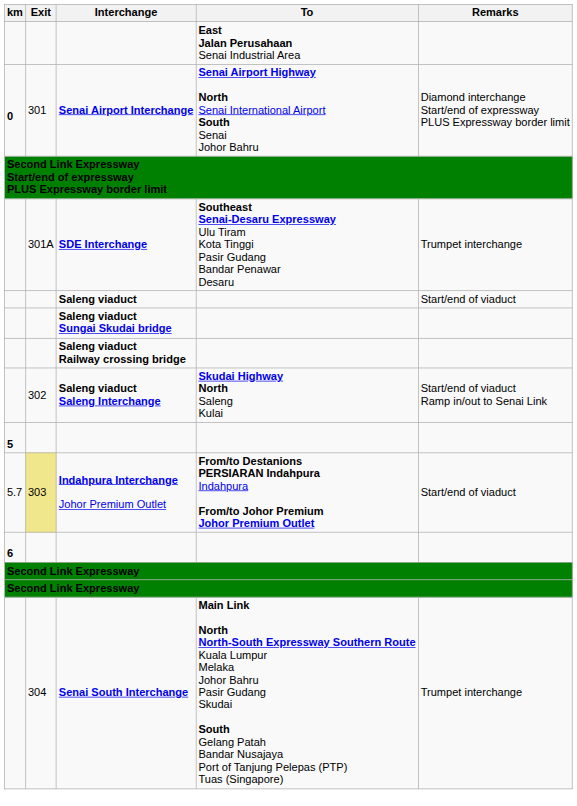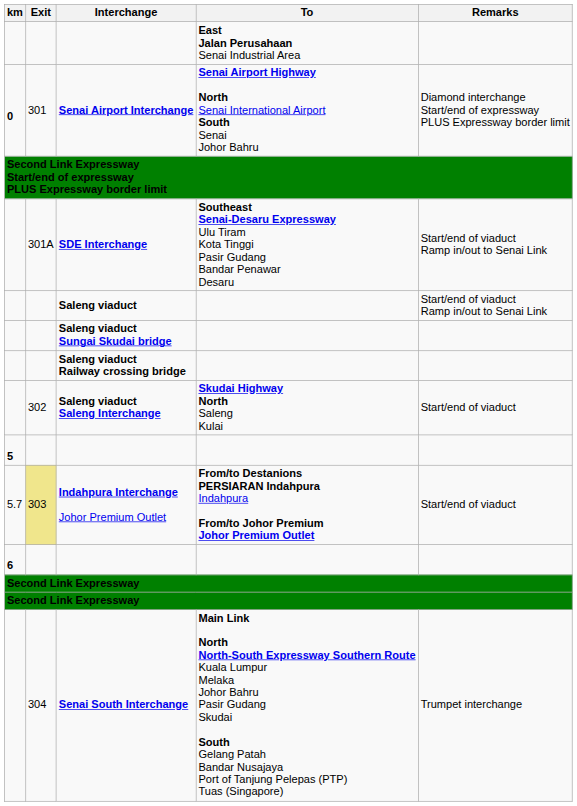(471, 244) Trumpet interchange -> (484, 244) Start/end of viaduct Ramp in/out to Senai Link
(468, 299) Start/end of viaduct -> (484, 305) Start/end of viaduct Ramp in/out to Senai Link
(484, 395) Start/end of viaduct Ramp in/out to Senai Link -> (468, 407) Start/end of viaduct
